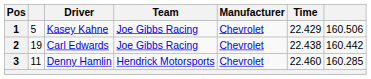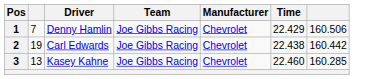(33, 29) 5 -> (33, 29) 7
(78, 29) Kasey Kahne -> (79, 29) Denny Hamlin
(36, 62) 11 -> (36, 62) 13
(79, 62) Denny Hamlin -> (78, 62) Kasey Kahne
(166, 62) Hendrick Motorsports -> (157, 62) Joe Gibbs Racing
